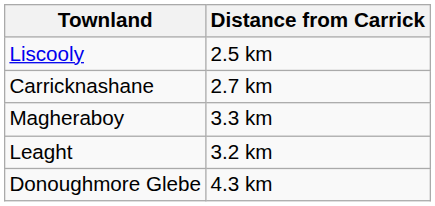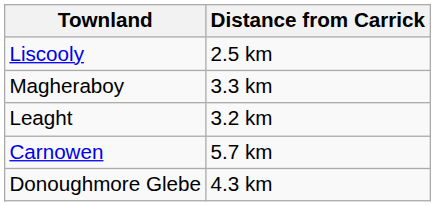- row: (82, 86)
+ row: (56, 151)
